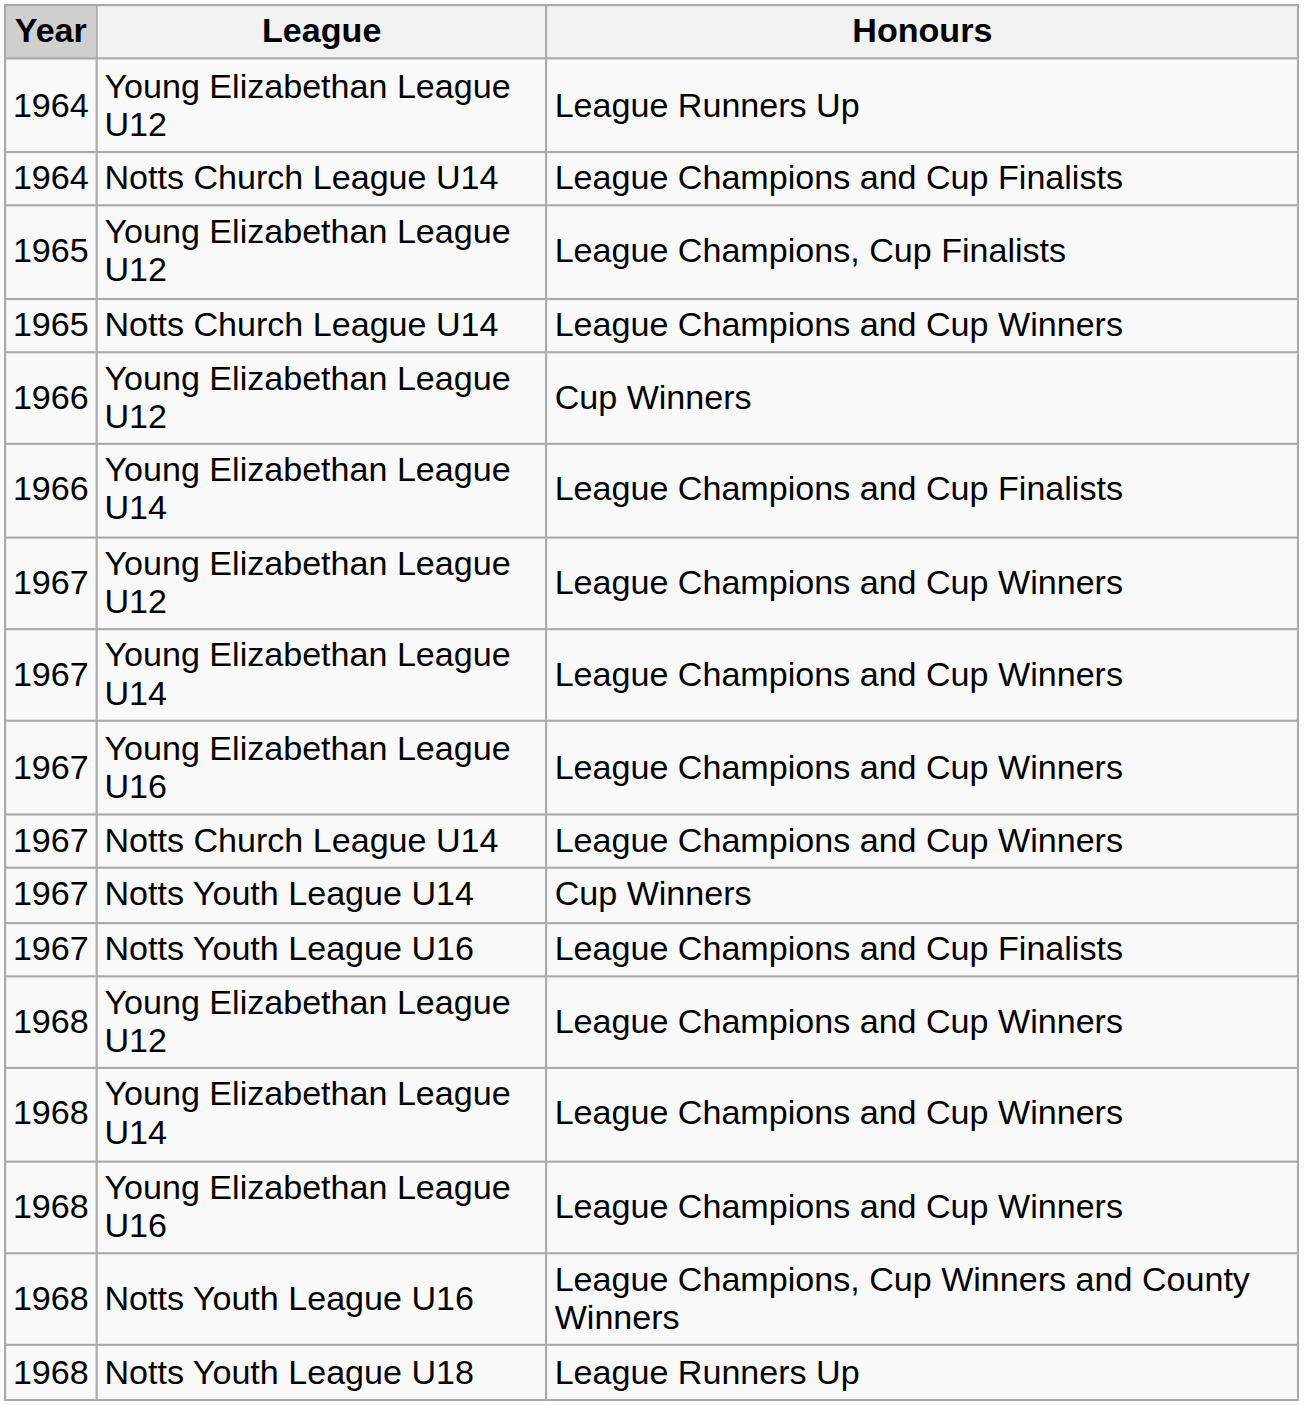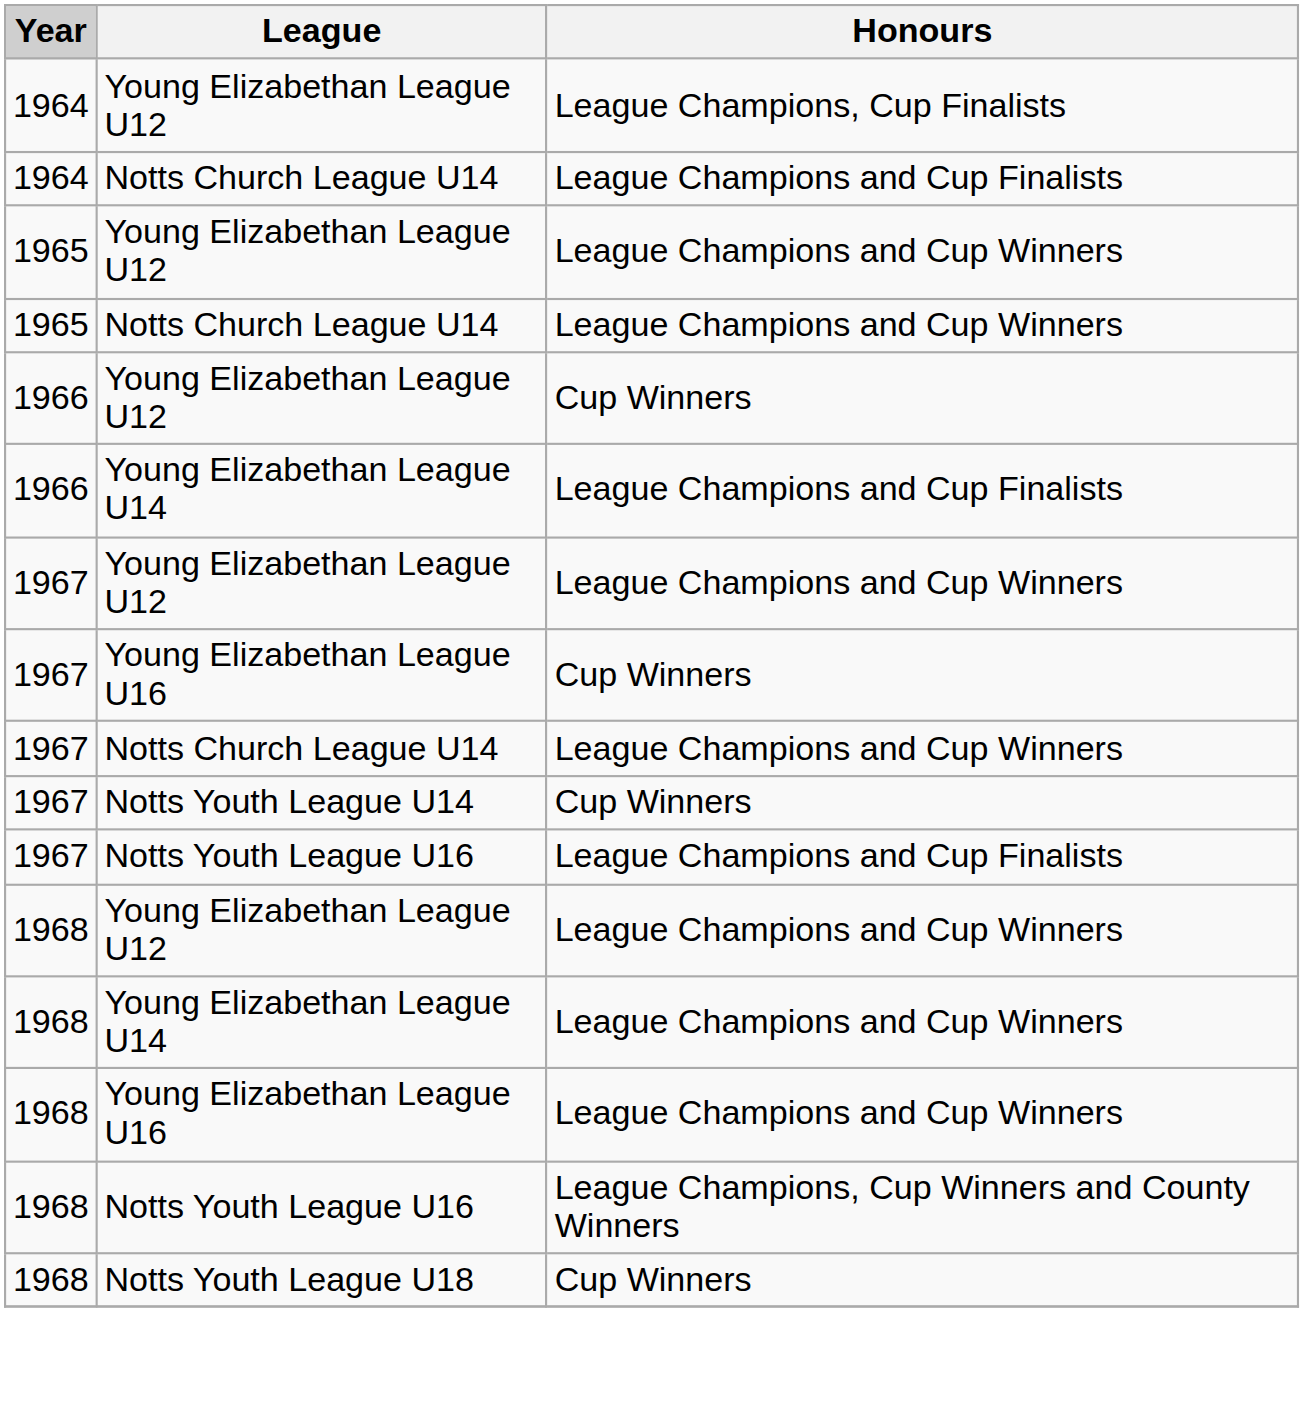(707, 104) League Runners Up -> (810, 104) League Champions, Cup Finalists
(810, 251) League Champions, Cup Finalists -> (839, 251) League Champions and Cup Winners
- row: (51, 674)
(839, 767) League Champions and Cup Winners -> (653, 674) Cup Winners
(707, 1372) League Runners Up -> (653, 1279) Cup Winners
